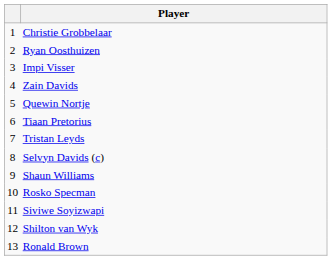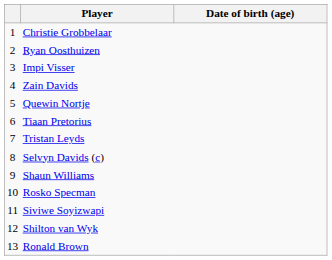+ column: (250, 13)
